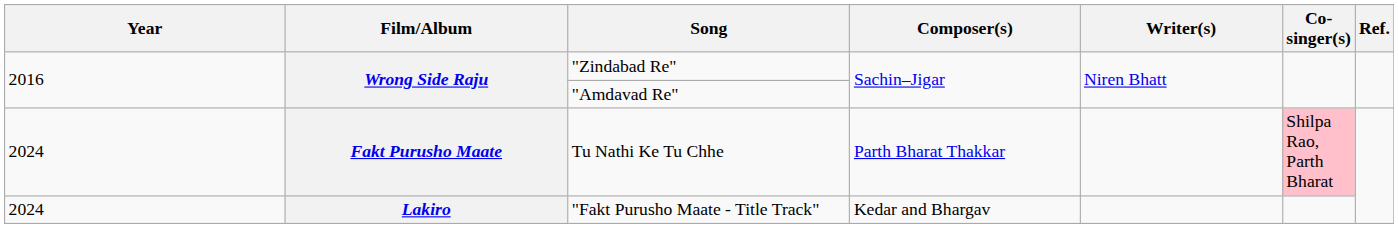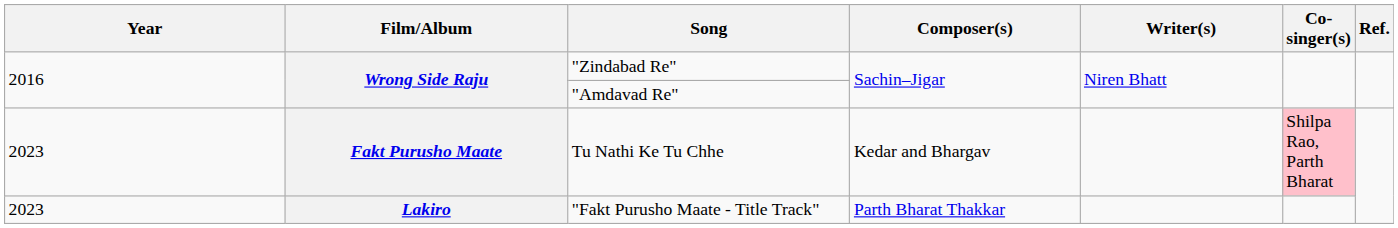(26, 151) 2024 -> (26, 151) 2023
(929, 151) Parth Bharat Thakkar -> (922, 151) Kedar and Bhargav
(26, 209) 2024 -> (26, 209) 2023
(922, 209) Kedar and Bhargav -> (929, 209) Parth Bharat Thakkar
